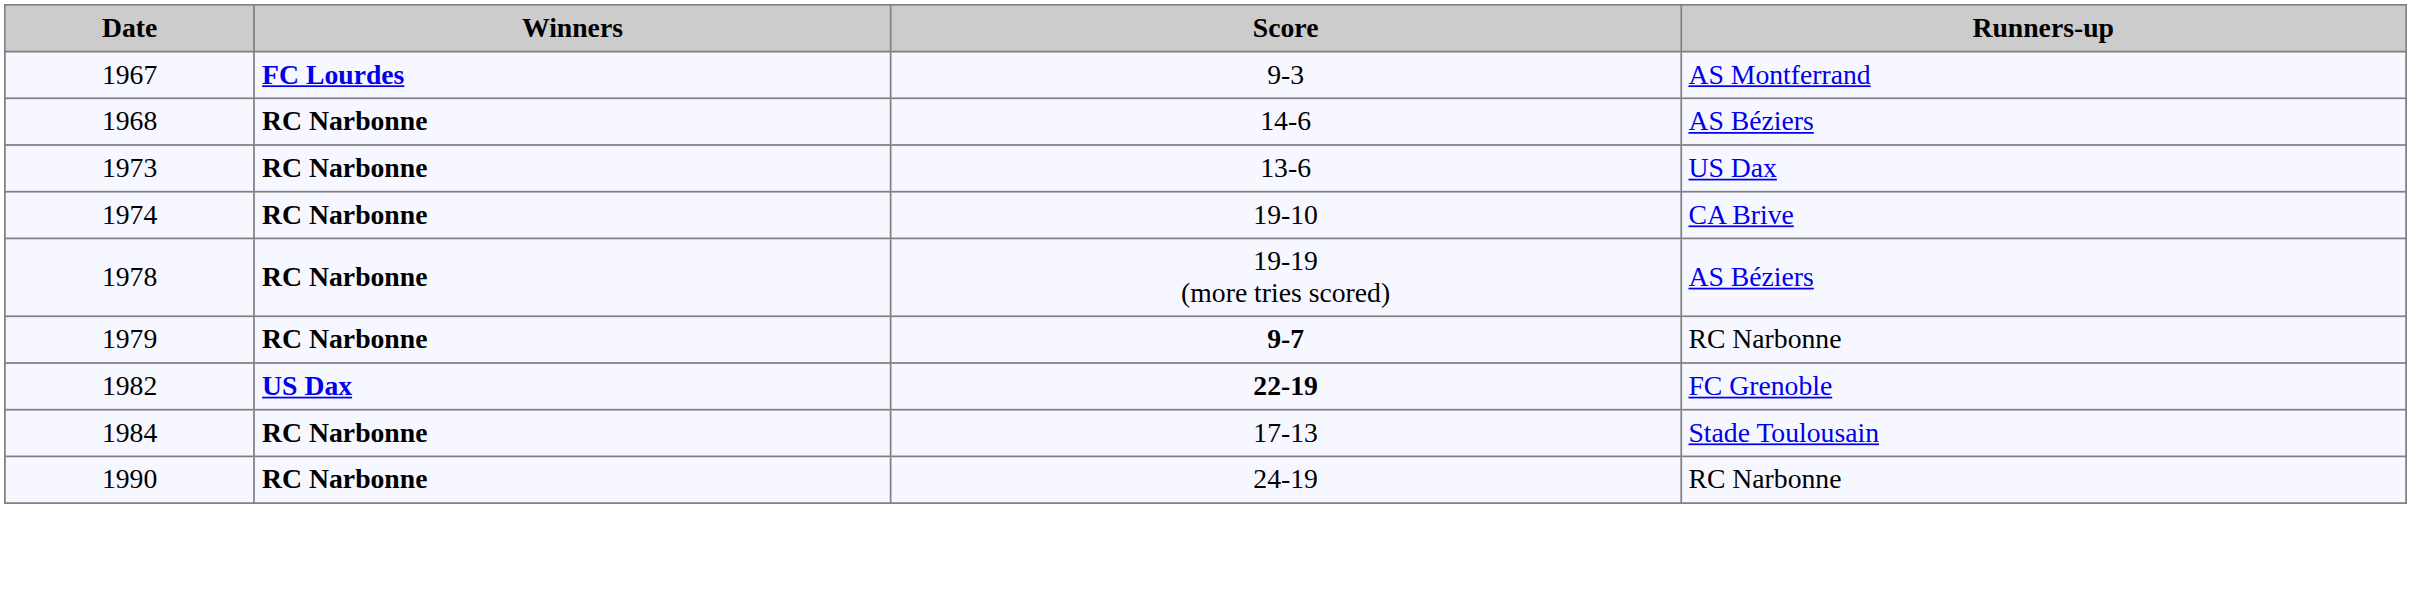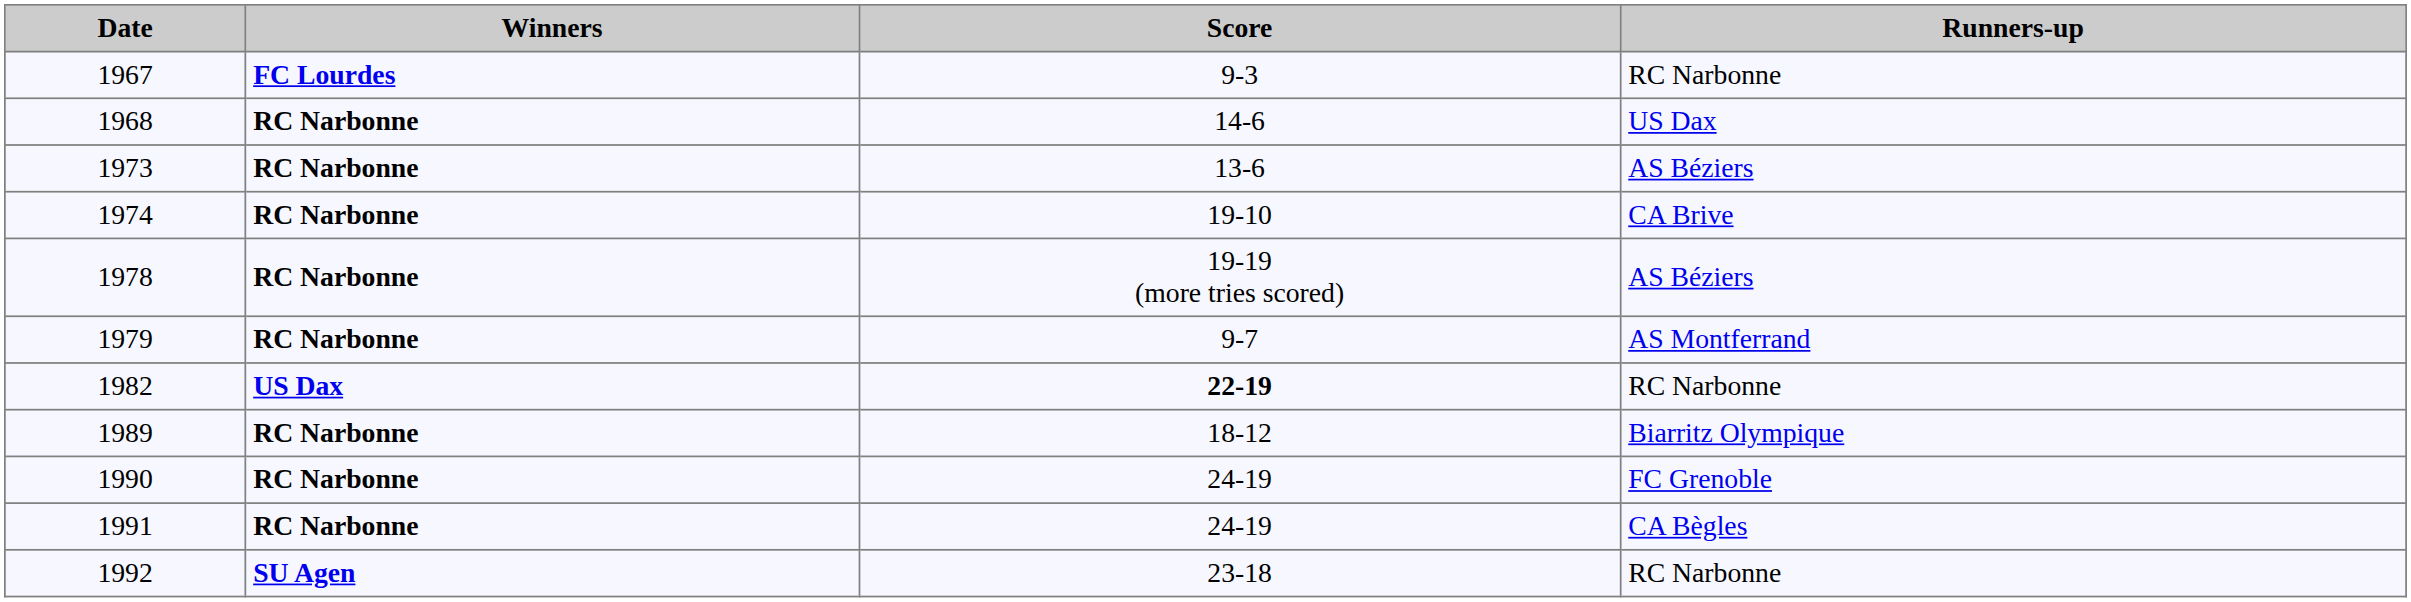(1780, 74) AS Montferrand -> (1705, 74) RC Narbonne
(1751, 121) AS Béziers -> (1672, 121) US Dax
(1733, 167) US Dax -> (1691, 167) AS Béziers
(1286, 339) bold -> (1240, 339) normal
(1765, 339) RC Narbonne -> (1719, 339) AS Montferrand
(1760, 385) FC Grenoble -> (1705, 385) RC Narbonne
- row: (130, 432)
+ row: (125, 432)
(1765, 479) RC Narbonne -> (1700, 479) FC Grenoble
+ row: (125, 526)
+ row: (125, 572)
